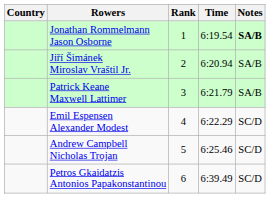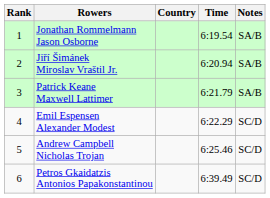columns swapped: (183, 12) <-> (26, 12)
(250, 35) bold -> (250, 35) normal
